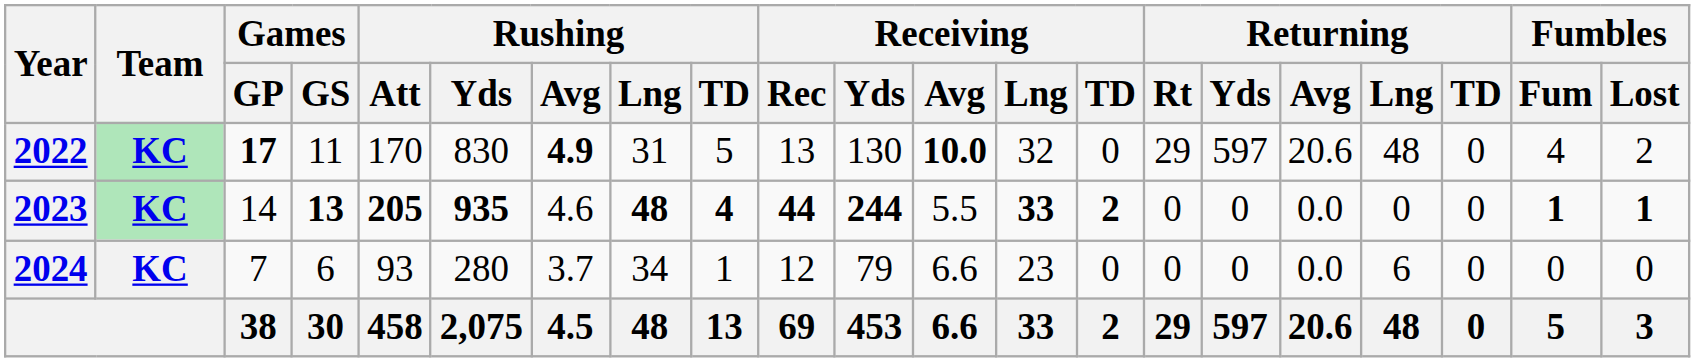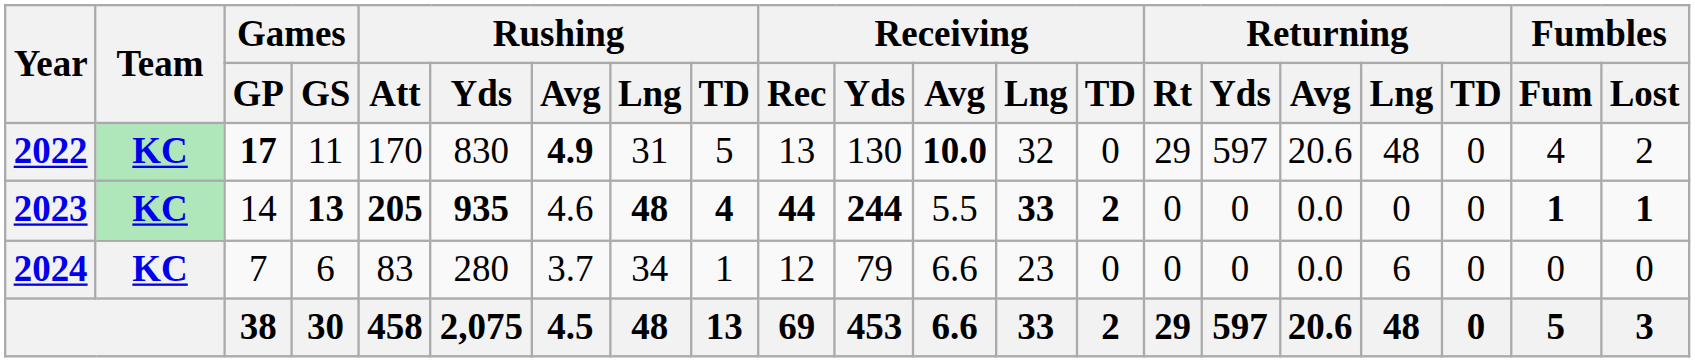(395, 268) 93 -> (395, 268) 83
